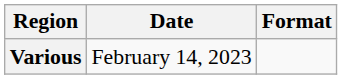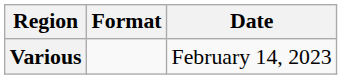columns swapped: (297, 21) <-> (172, 21)
